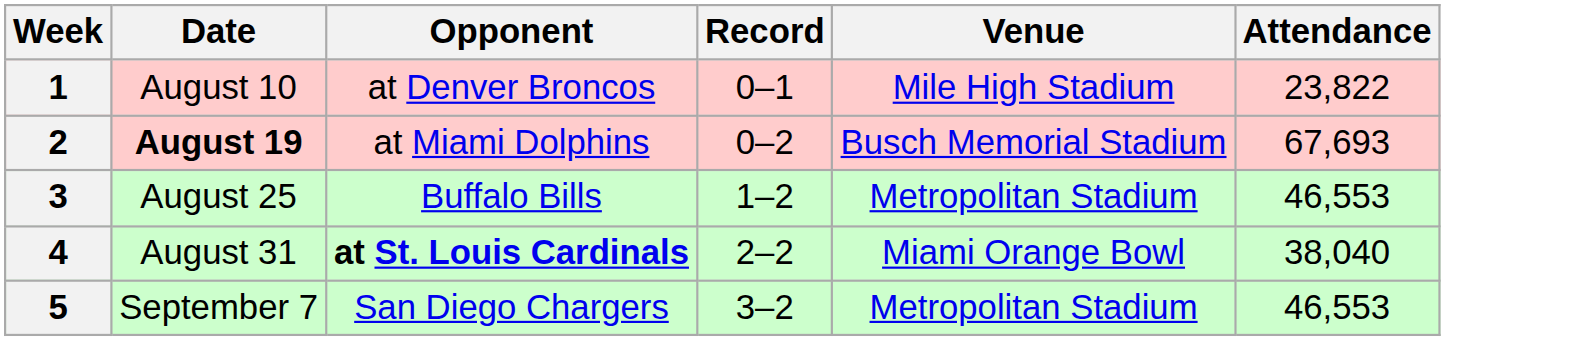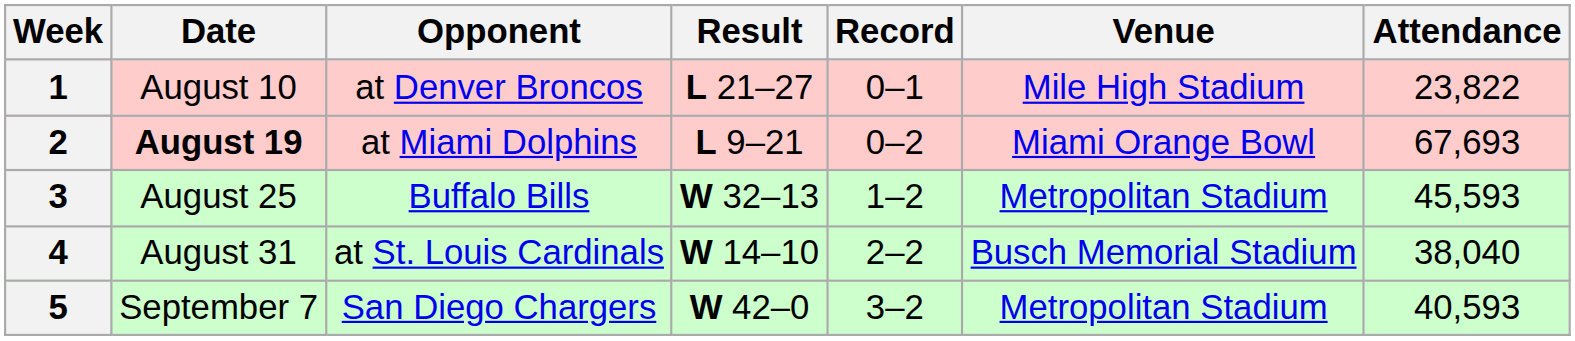+ column: (749, 32)
(1034, 142) Busch Memorial Stadium -> (1164, 142) Miami Orange Bowl
(1337, 197) 46,553 -> (1467, 197) 45,593
(511, 252) bold -> (499, 252) normal
(1034, 252) Miami Orange Bowl -> (1164, 252) Busch Memorial Stadium
(1337, 307) 46,553 -> (1467, 307) 40,593
